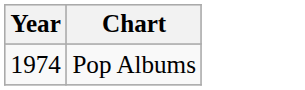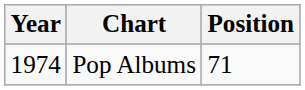+ column: (251, 24)
